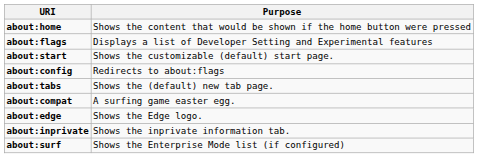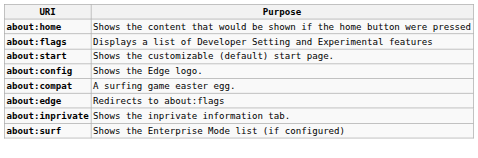(159, 71) Redirects to about:flags -> (148, 71) Shows the Edge logo.
- row: (34, 86)
(148, 116) Shows the Edge logo. -> (159, 101) Redirects to about:flags
